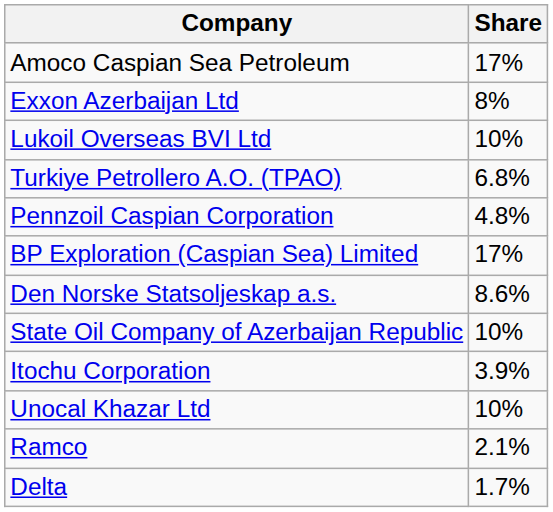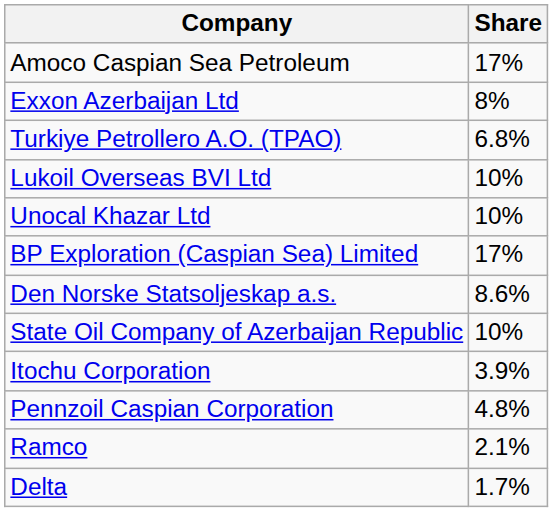rows swapped: (141, 139) <-> (176, 178)
rows swapped: (110, 409) <-> (172, 216)
